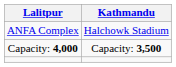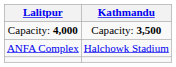rows swapped: (43, 30) <-> (43, 48)
